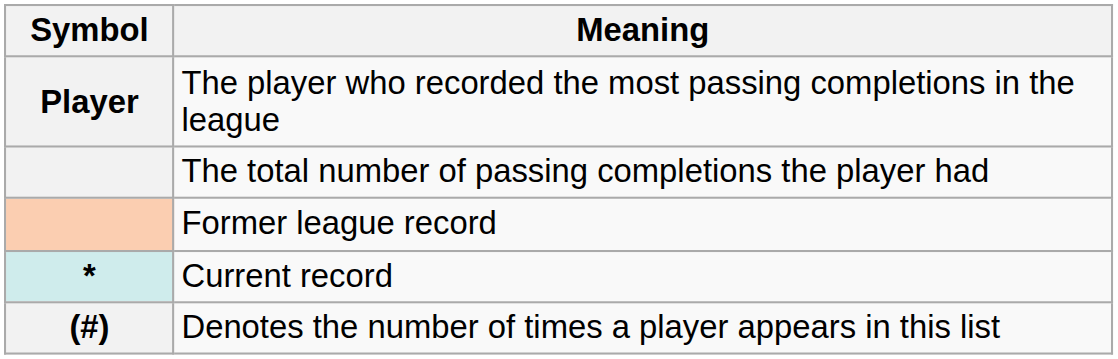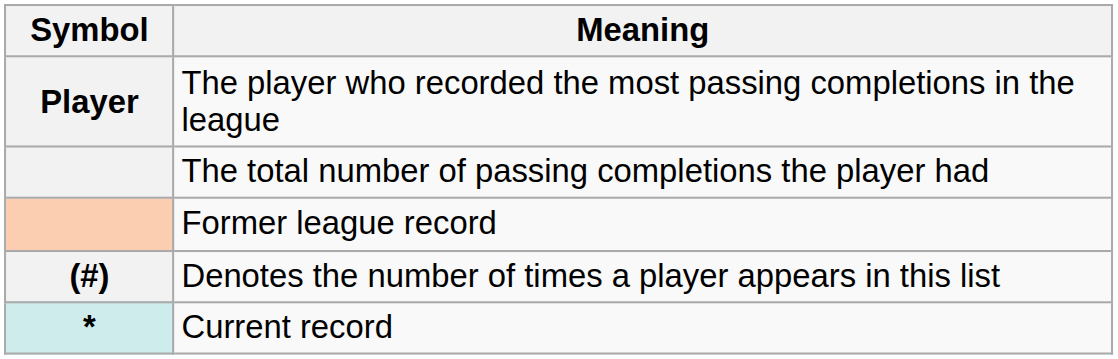rows swapped: (287, 275) <-> (591, 327)
